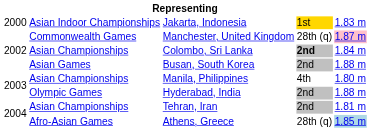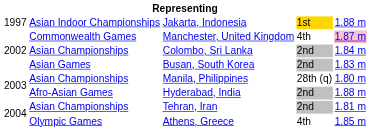(15, 22) 2000 -> (15, 22) 1997
(350, 22) 1.83 m -> (350, 22) 1.88 m
(314, 37) 28th (q) -> (304, 37) 4th
(306, 51) bold -> (305, 51) normal
(350, 65) 1.88 m -> (350, 65) 1.83 m
(304, 79) 4th -> (314, 79) 28th (q)
(66, 93) Olympic Games -> (71, 93) Afro-Asian Games
(71, 121) Afro-Asian Games -> (66, 121) Olympic Games
(314, 121) 28th (q) -> (304, 121) 4th
(350, 121) lightblue background -> (350, 121) no background
